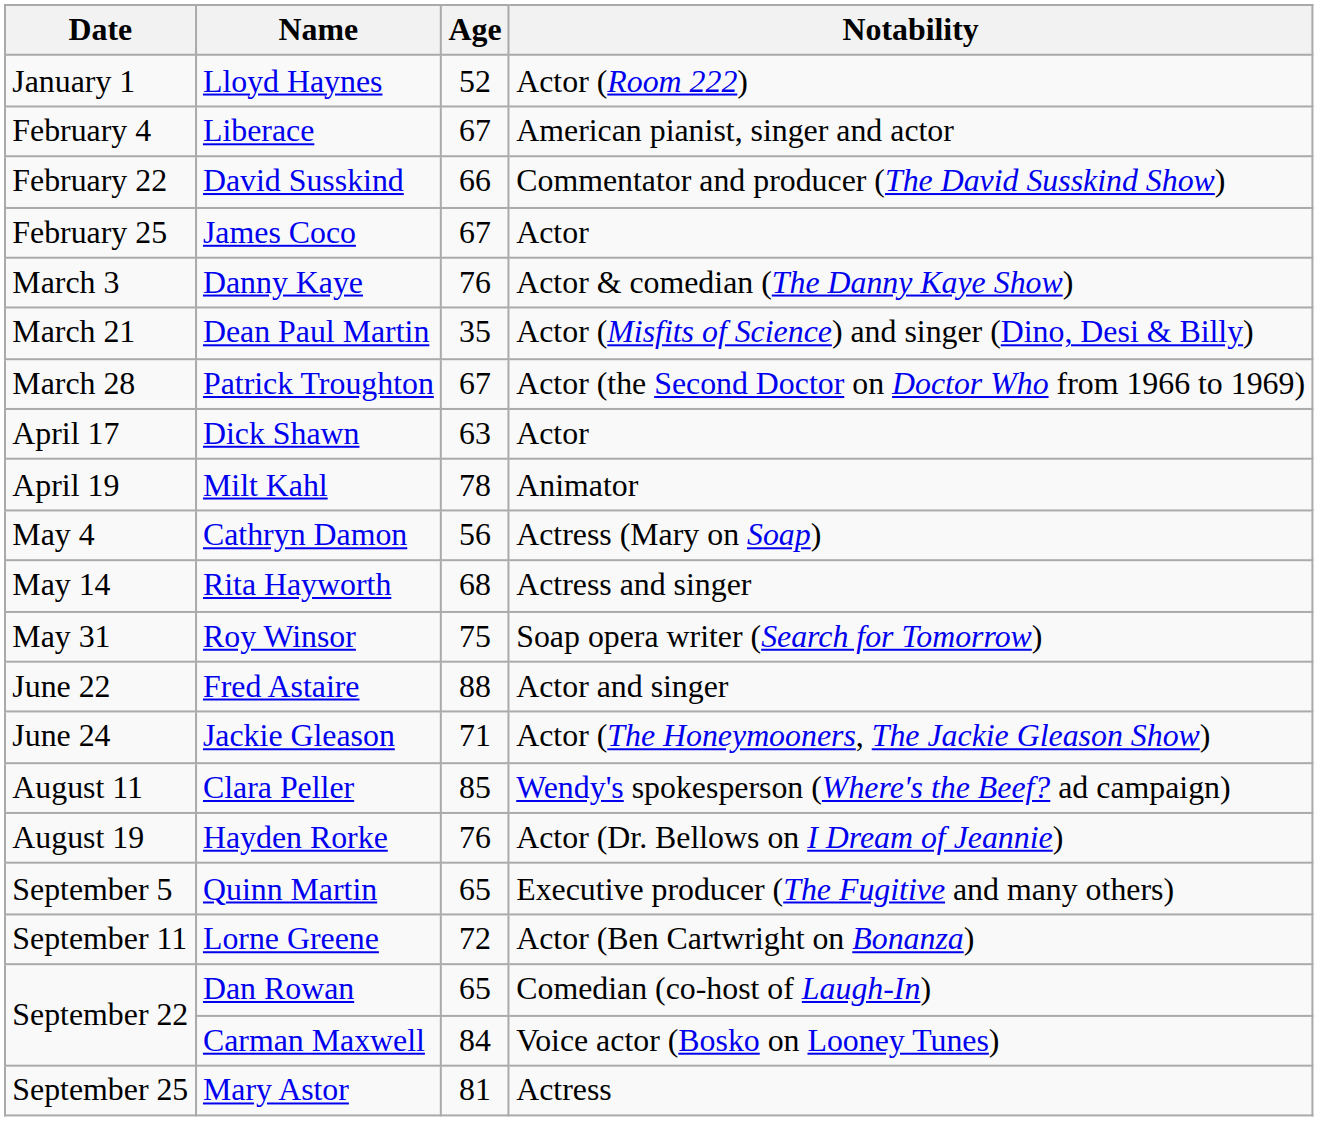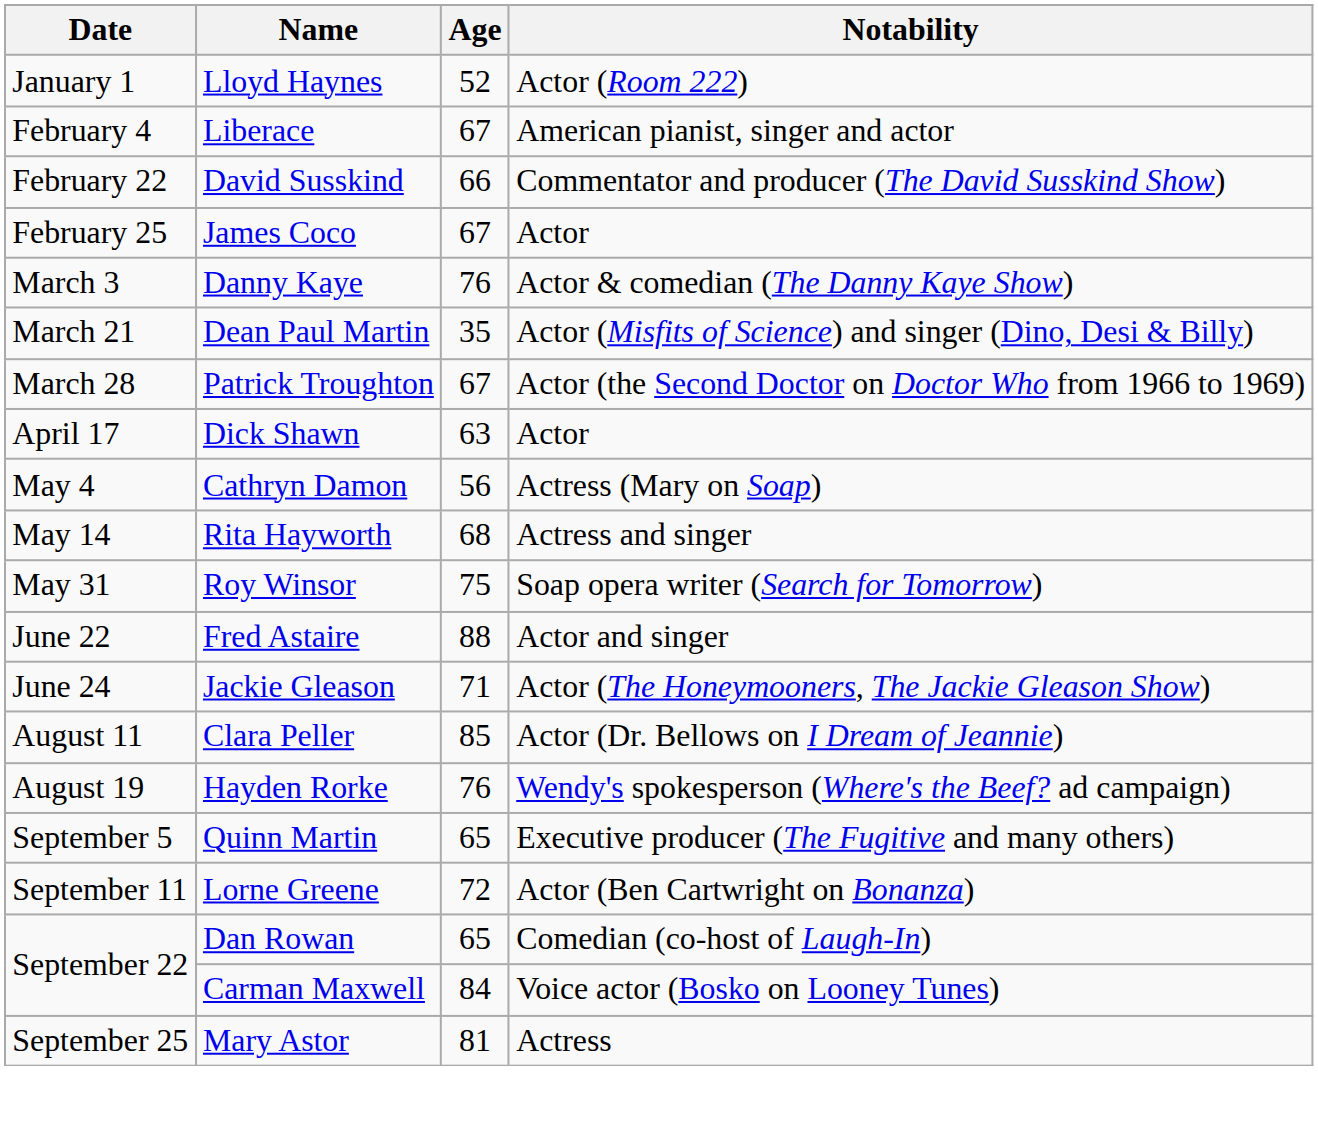- row: (265, 484)
(873, 787) Wendy's spokesperson (Where's the Beef? ad campaign) -> (790, 736) Actor (Dr. Bellows on I Dream of Jeannie)
(790, 837) Actor (Dr. Bellows on I Dream of Jeannie) -> (873, 787) Wendy's spokesperson (Where's the Beef? ad campaign)
